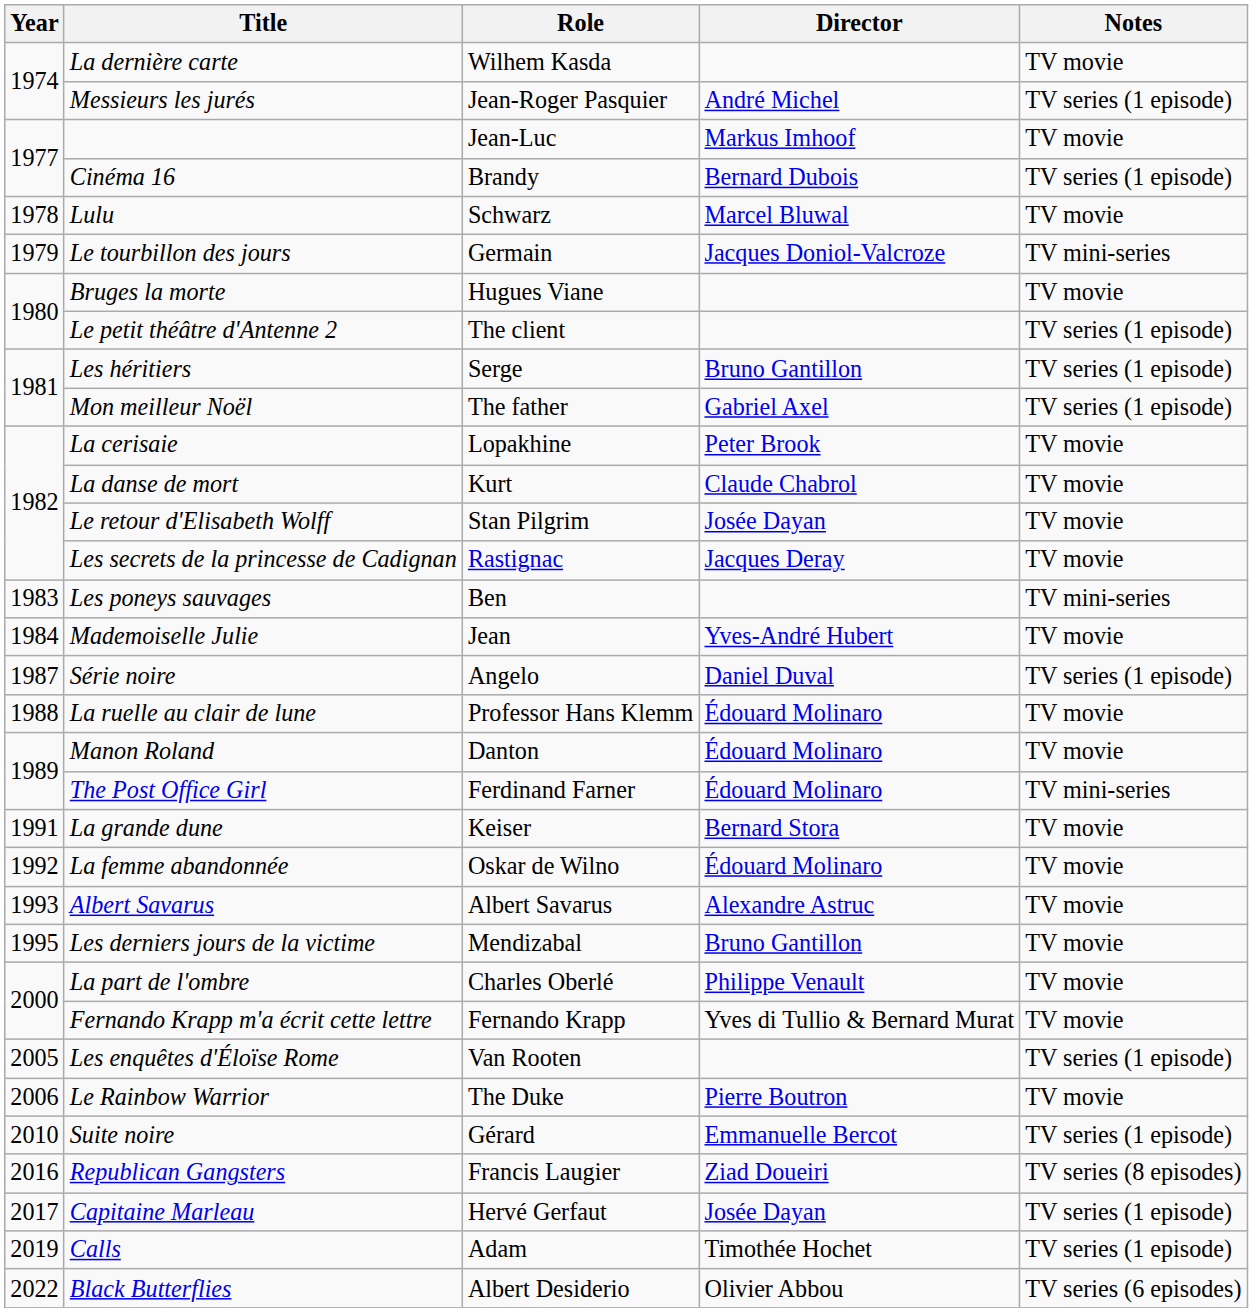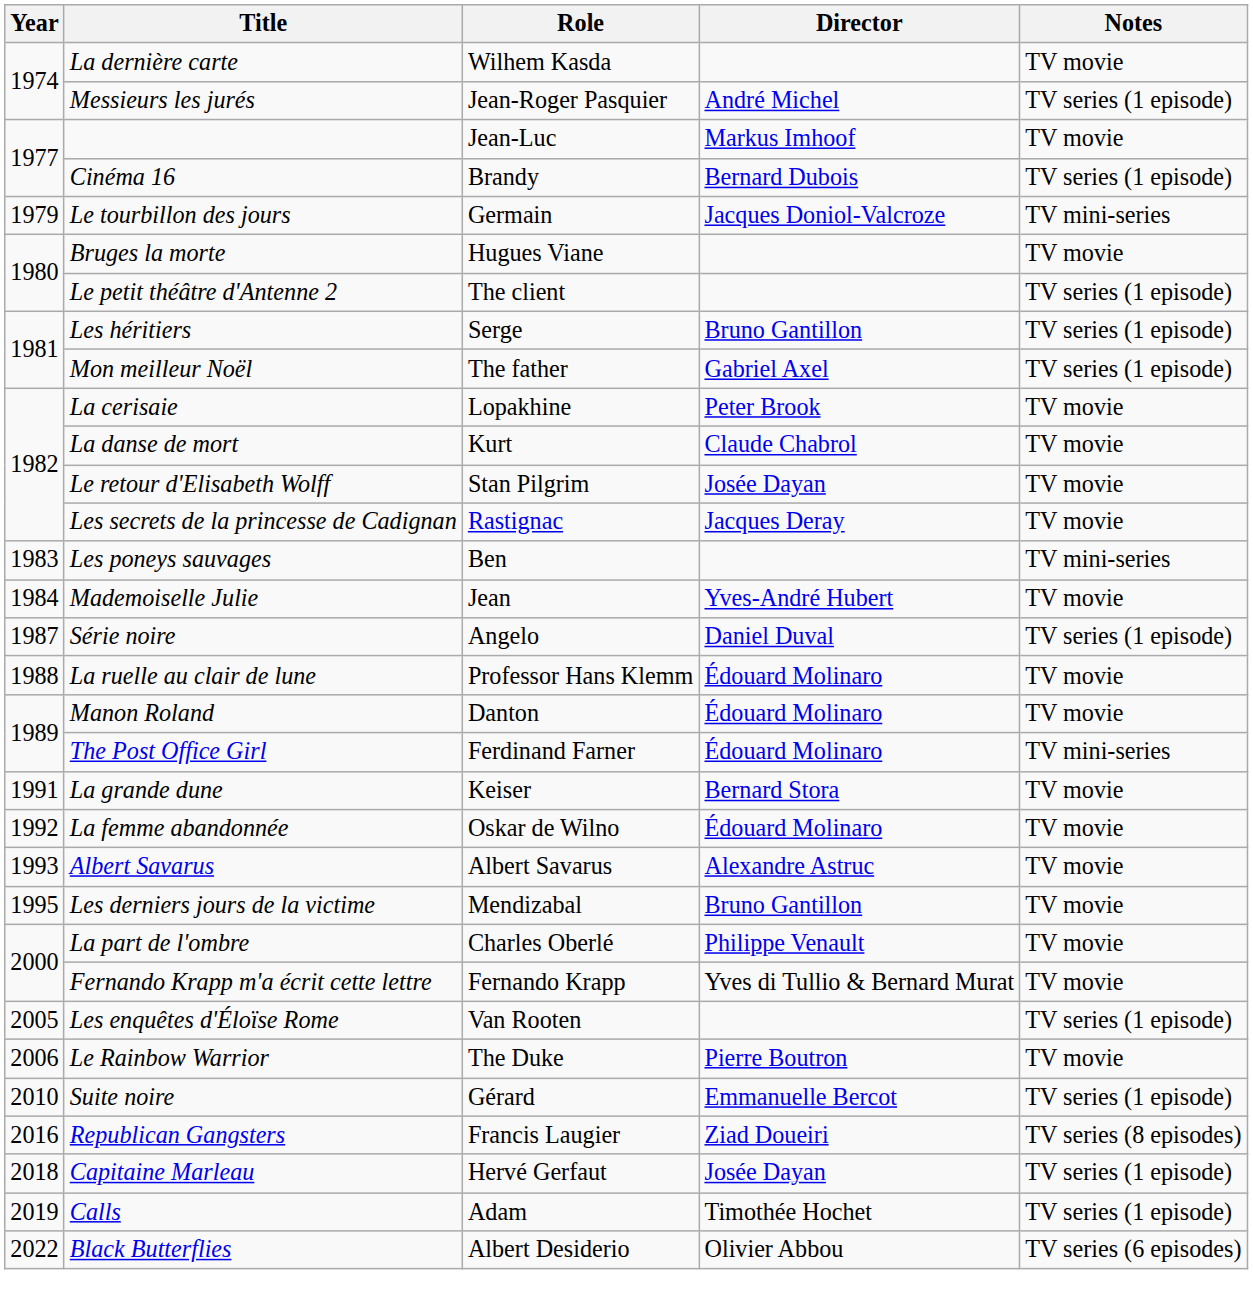- row: (92, 215)
(34, 1211) 2017 -> (34, 1173) 2018
